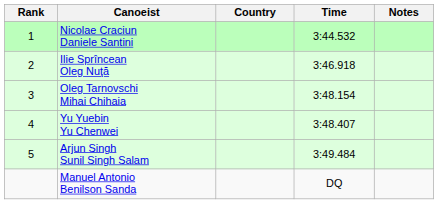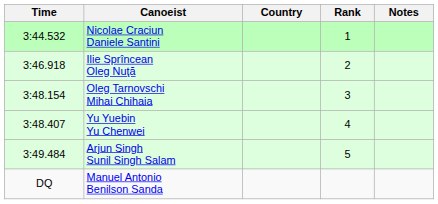columns swapped: (31, 13) <-> (334, 13)
